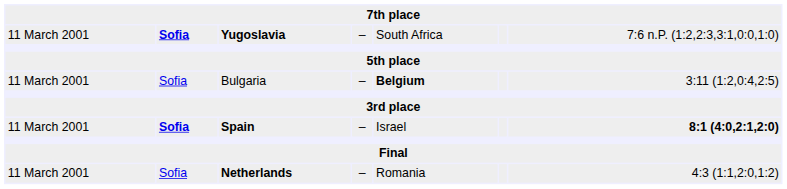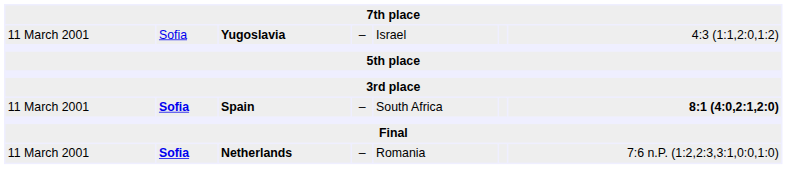(174, 34) bold -> (173, 34) normal
(409, 34) South Africa -> (391, 34) Israel
(703, 34) 7:6 n.P. (1:2,2:3,3:1,0:0,1:0) -> (735, 34) 4:3 (1:1,2:0,1:2)
- row: (48, 81)
(391, 127) Israel -> (409, 107) South Africa
(173, 173) normal -> (174, 153) bold
(735, 173) 4:3 (1:1,2:0,1:2) -> (703, 153) 7:6 n.P. (1:2,2:3,3:1,0:0,1:0)
